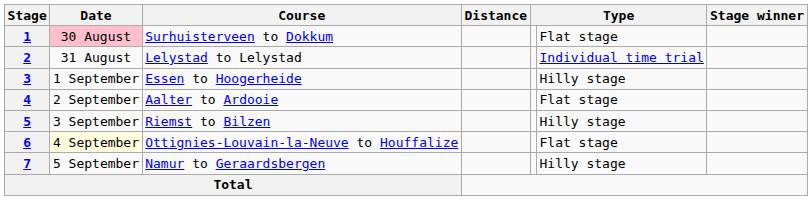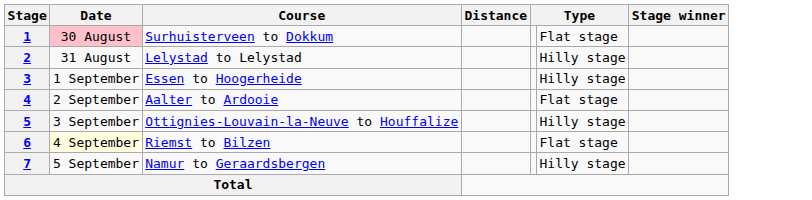(622, 57) Individual time trial -> (583, 57) Hilly stage
(208, 121) Riemst to Bilzen -> (302, 121) Ottignies-Louvain-la-Neuve to Houffalize
(302, 142) Ottignies-Louvain-la-Neuve to Houffalize -> (208, 142) Riemst to Bilzen
